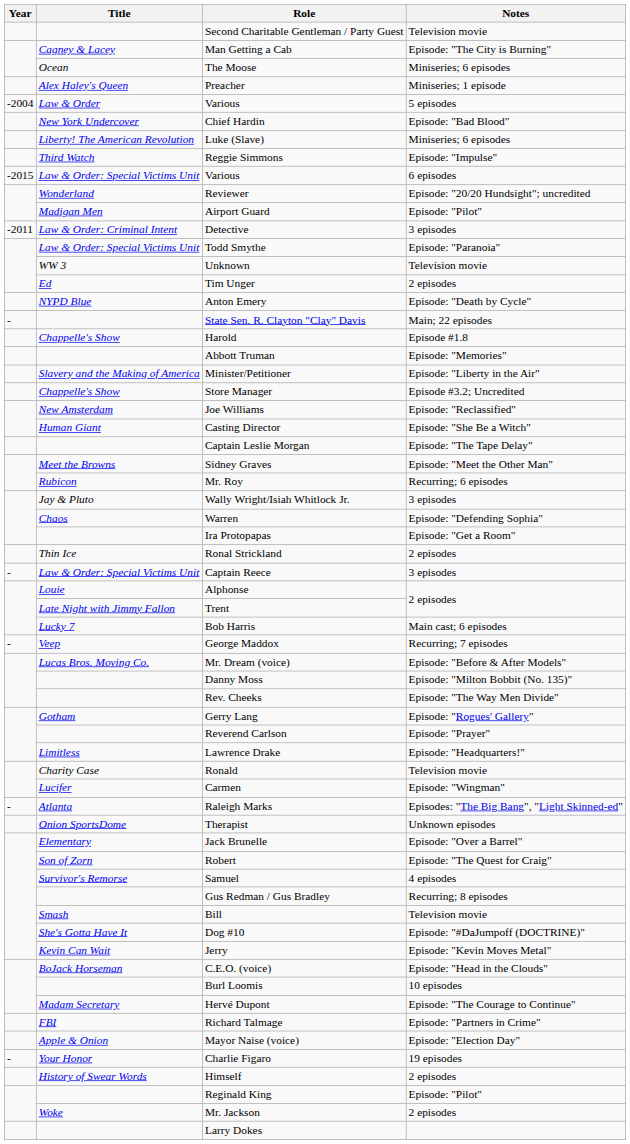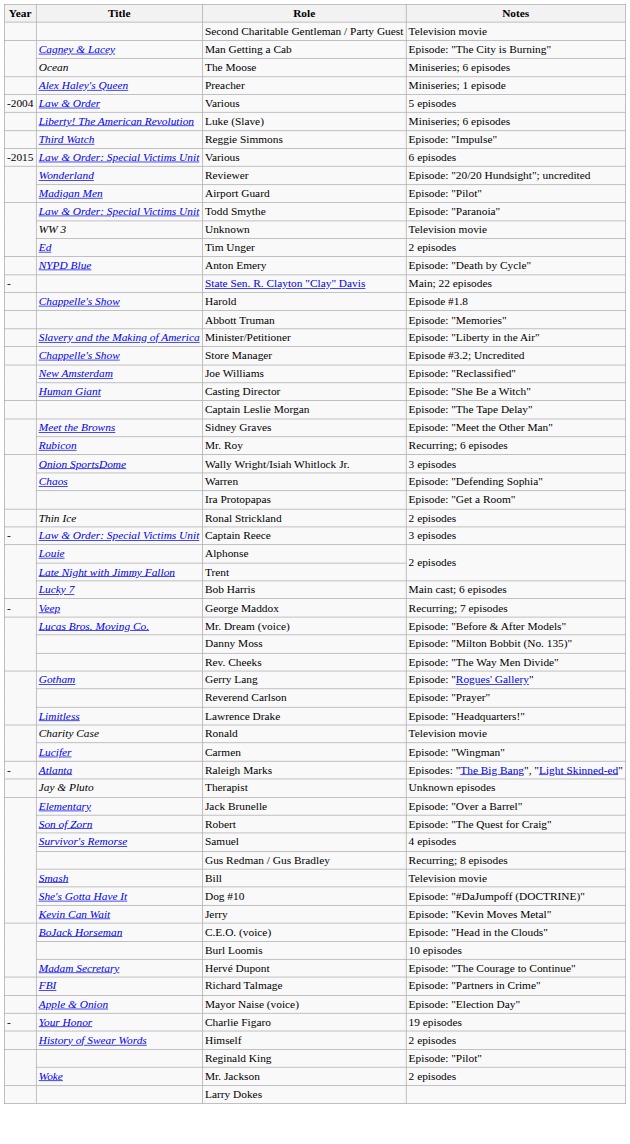- row: (235, 121)
- row: (227, 229)
(66, 499) Jay & Pluto -> (82, 463) Onion SportsDome
(82, 824) Onion SportsDome -> (66, 788) Jay & Pluto
